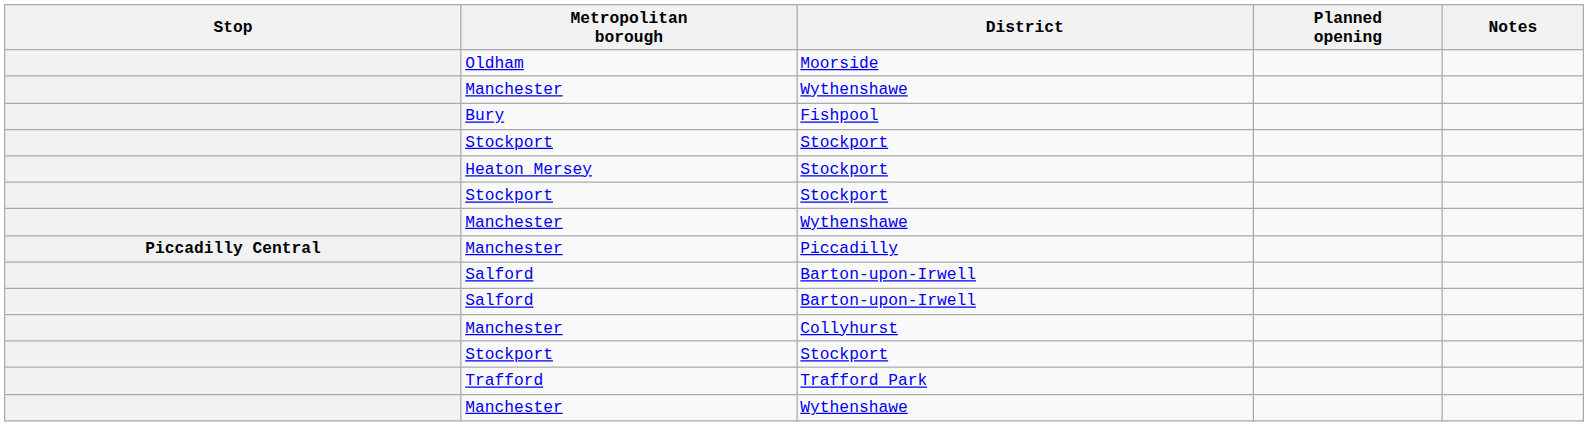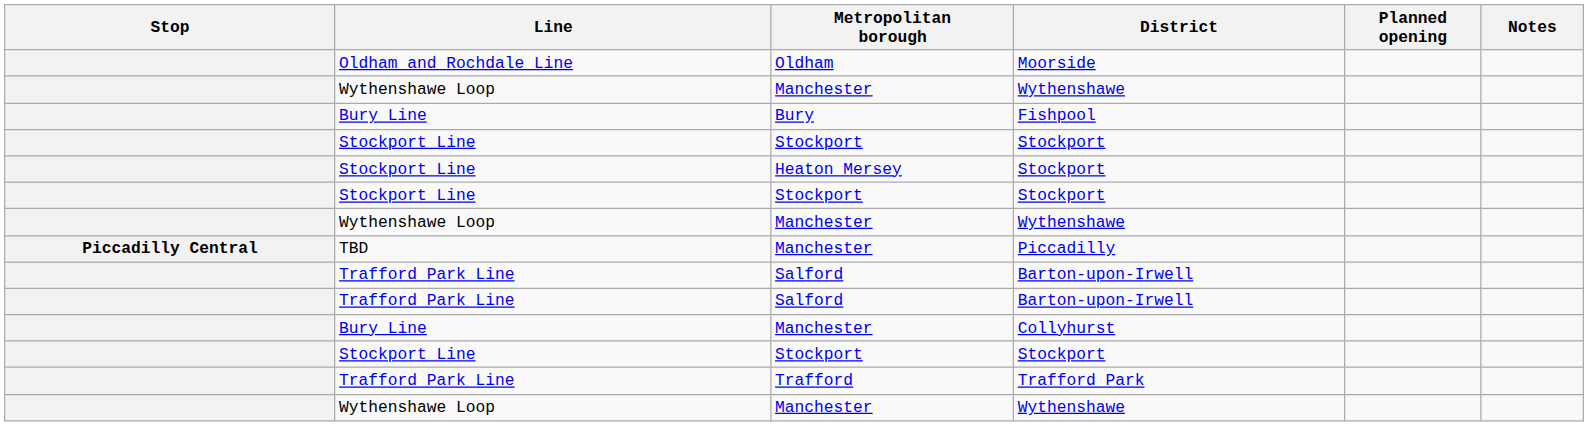+ column: (553, 27)
